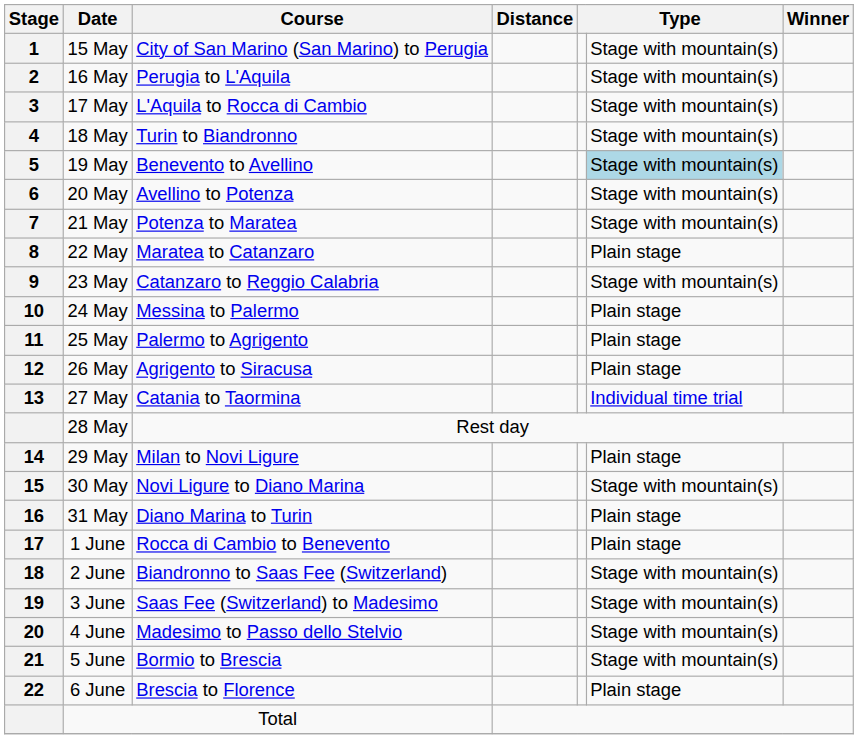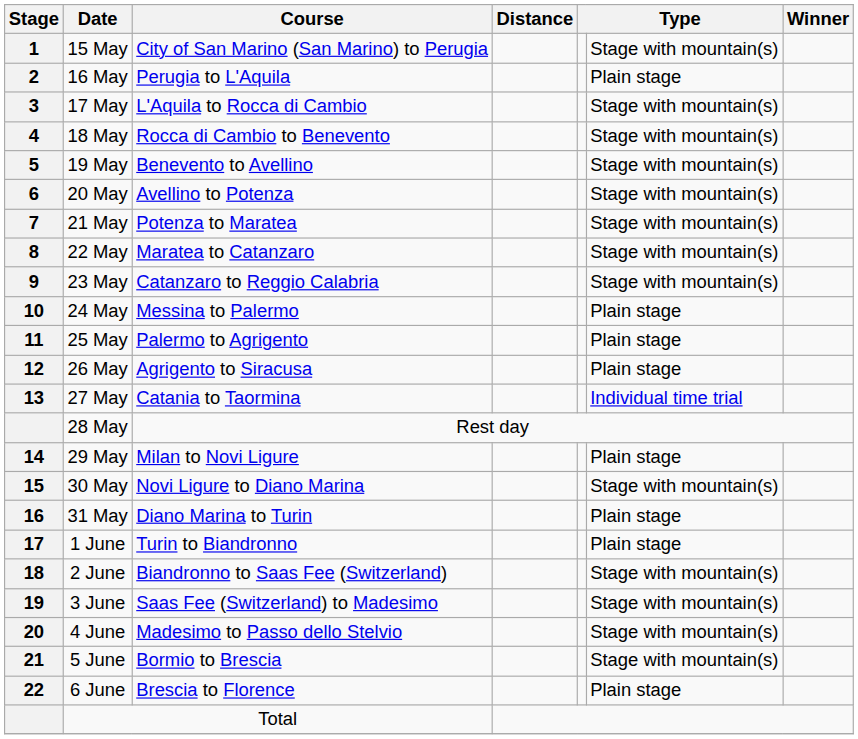(684, 77) Stage with mountain(s) -> (636, 77) Plain stage
(217, 135) Turin to Biandronno -> (263, 135) Rocca di Cambio to Benevento
(684, 164) lightblue background -> (684, 164) no background
(636, 252) Plain stage -> (684, 252) Stage with mountain(s)
(263, 544) Rocca di Cambio to Benevento -> (217, 544) Turin to Biandronno
